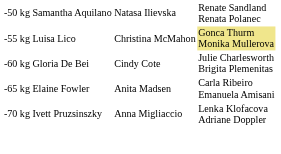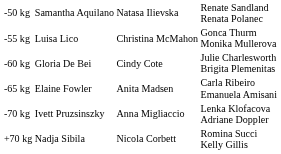(236, 38) khaki background -> (238, 38) no background
+ row: (18, 139)
